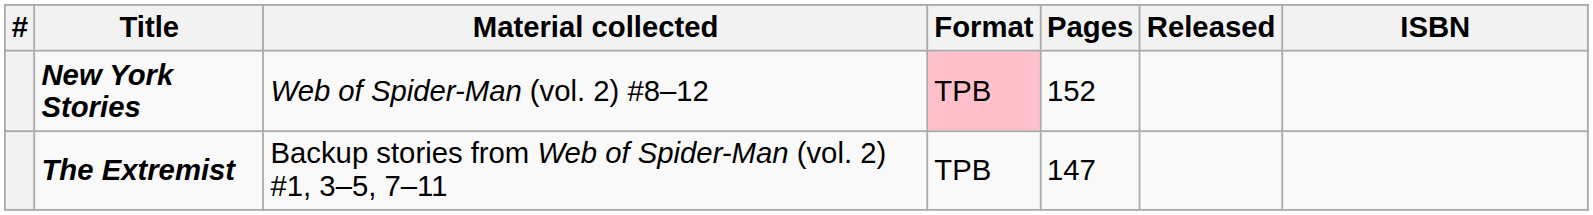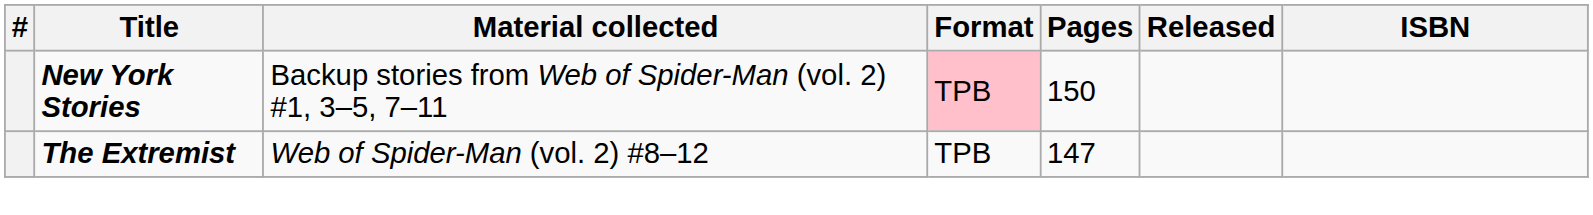(490, 90) Web of Spider-Man (vol. 2) #8–12 -> (578, 90) Backup stories from Web of Spider-Man (vol. 2) #1, 3–5, 7–11
(1071, 90) 152 -> (1071, 90) 150
(578, 170) Backup stories from Web of Spider-Man (vol. 2) #1, 3–5, 7–11 -> (490, 153) Web of Spider-Man (vol. 2) #8–12
